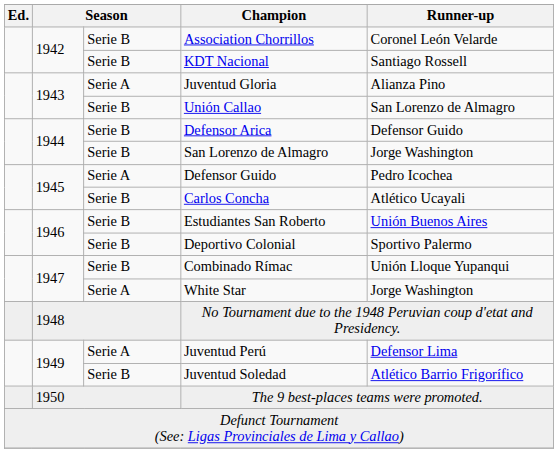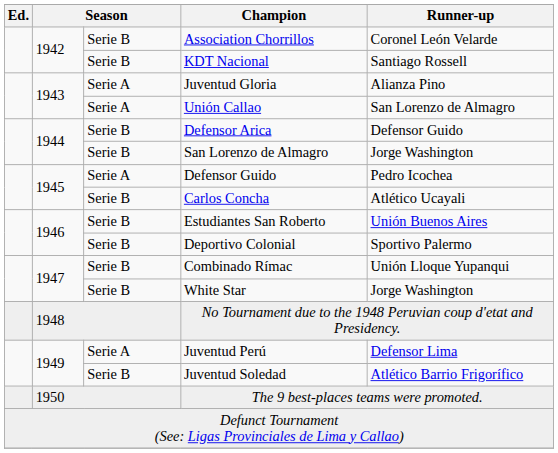(109, 107) Serie B -> (109, 107) Serie A
(109, 289) Serie A -> (109, 289) Serie B
